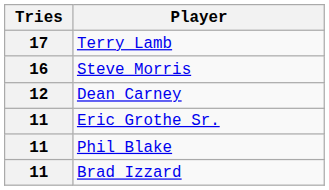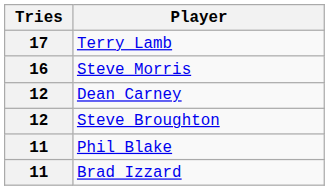+ row: (148, 121)
- row: (148, 121)
